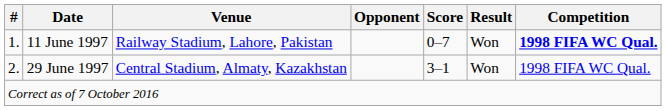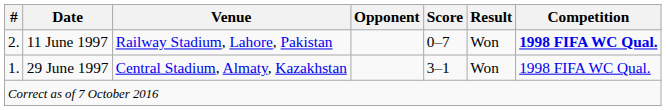(14, 42) 1. -> (14, 42) 2.
(14, 67) 2. -> (14, 67) 1.
